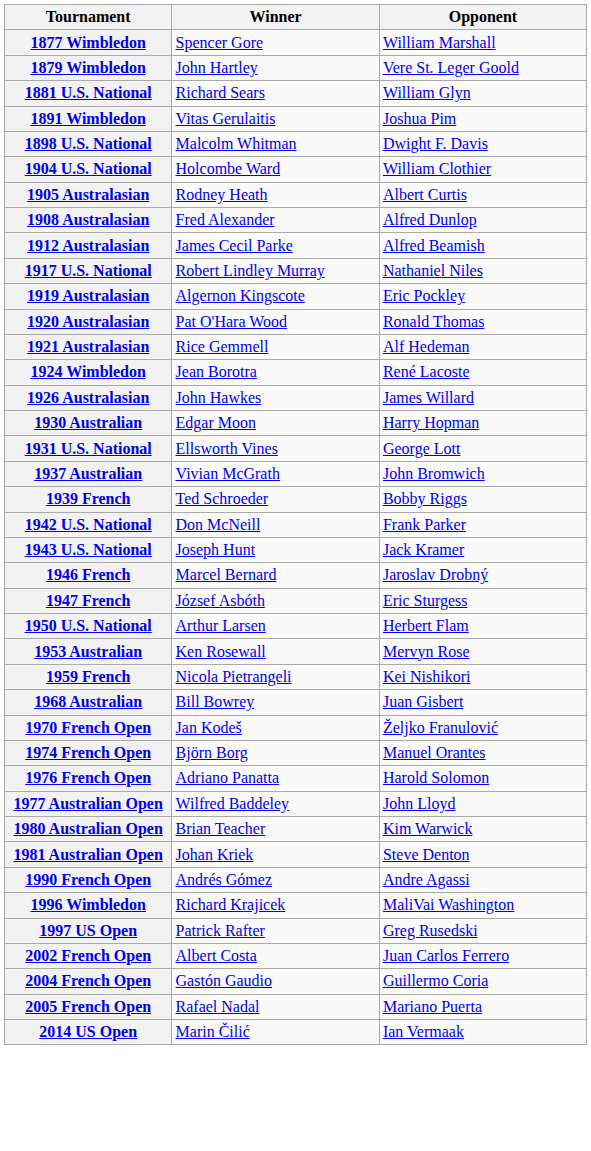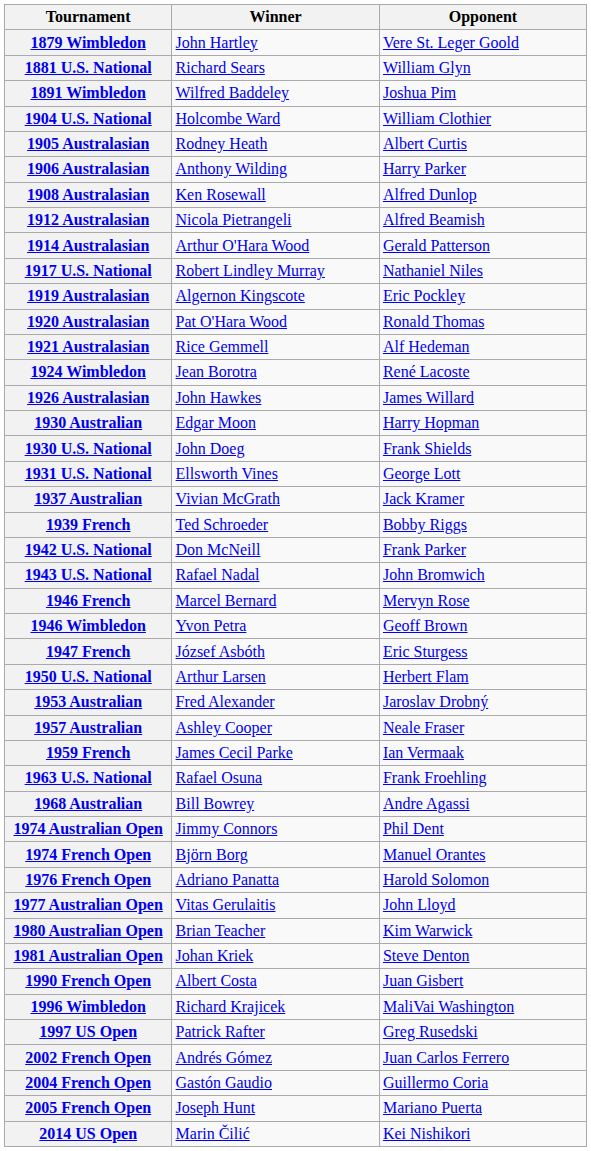- row: (88, 42)
(226, 118) Vitas Gerulaitis -> (232, 93) Wilfred Baddeley
- row: (88, 144)
+ row: (88, 169)
(225, 220) Fred Alexander -> (221, 194) Ken Rosewall
(234, 245) James Cecil Parke -> (234, 220) Nicola Pietrangeli
+ row: (88, 245)
+ row: (88, 448)
(434, 473) John Bromwich -> (424, 499) Jack Kramer
(215, 550) Joseph Hunt -> (218, 575) Rafael Nadal
(424, 550) Jack Kramer -> (434, 575) John Bromwich
(436, 575) Jaroslav Drobný -> (426, 600) Mervyn Rose
+ row: (88, 626)
(221, 651) Ken Rosewall -> (225, 702) Fred Alexander
(426, 651) Mervyn Rose -> (436, 702) Jaroslav Drobný
+ row: (88, 727)
(234, 676) Nicola Pietrangeli -> (234, 753) James Cecil Parke
(427, 676) Kei Nishikori -> (423, 753) Ian Vermaak
+ row: (88, 778)
(423, 702) Juan Gisbert -> (426, 803) Andre Agassi
- row: (88, 727)
+ row: (88, 829)
(232, 803) Wilfred Baddeley -> (226, 905) Vitas Gerulaitis
(224, 879) Andrés Gómez -> (216, 981) Albert Costa
(426, 879) Andre Agassi -> (423, 981) Juan Gisbert
(216, 956) Albert Costa -> (224, 1057) Andrés Gómez
(218, 1006) Rafael Nadal -> (215, 1108) Joseph Hunt
(423, 1032) Ian Vermaak -> (427, 1133) Kei Nishikori
